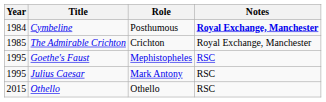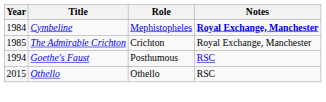(154, 27) Posthumous -> (161, 27) Mephistopheles
(16, 58) 1995 -> (16, 58) 1994
(161, 58) Mephistopheles -> (154, 58) Posthumous
- row: (58, 74)
